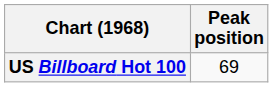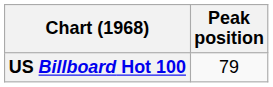(229, 67) 69 -> (229, 67) 79
